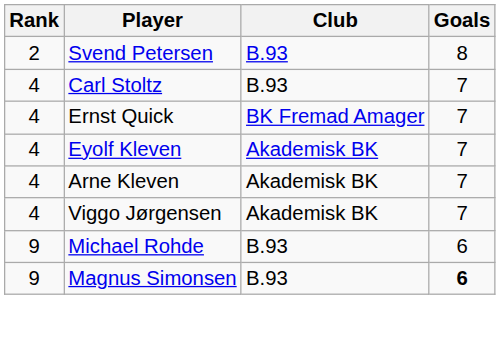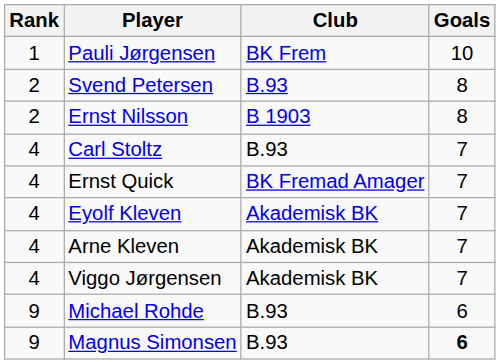+ row: (142, 52)
+ row: (128, 117)
